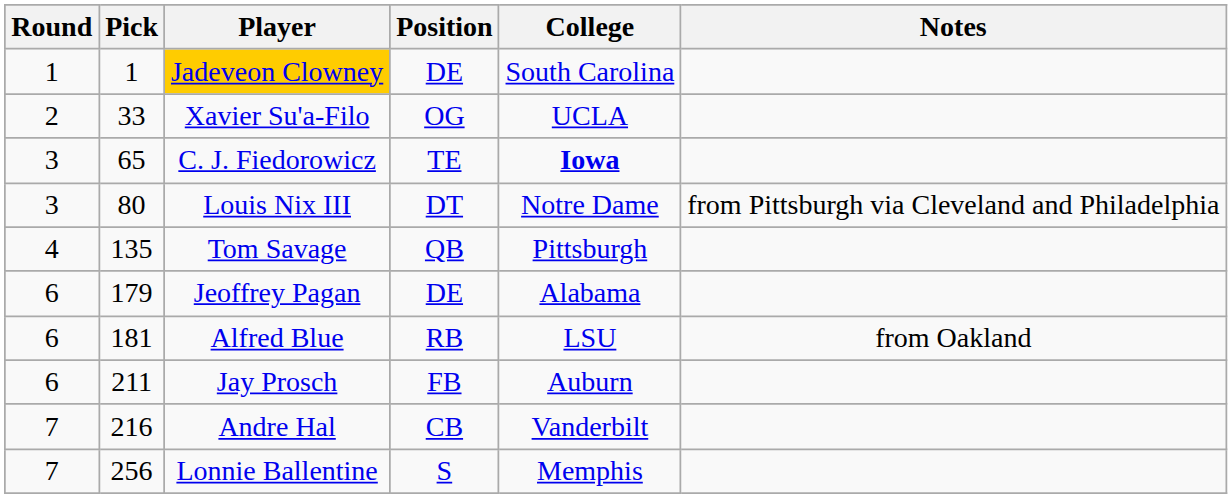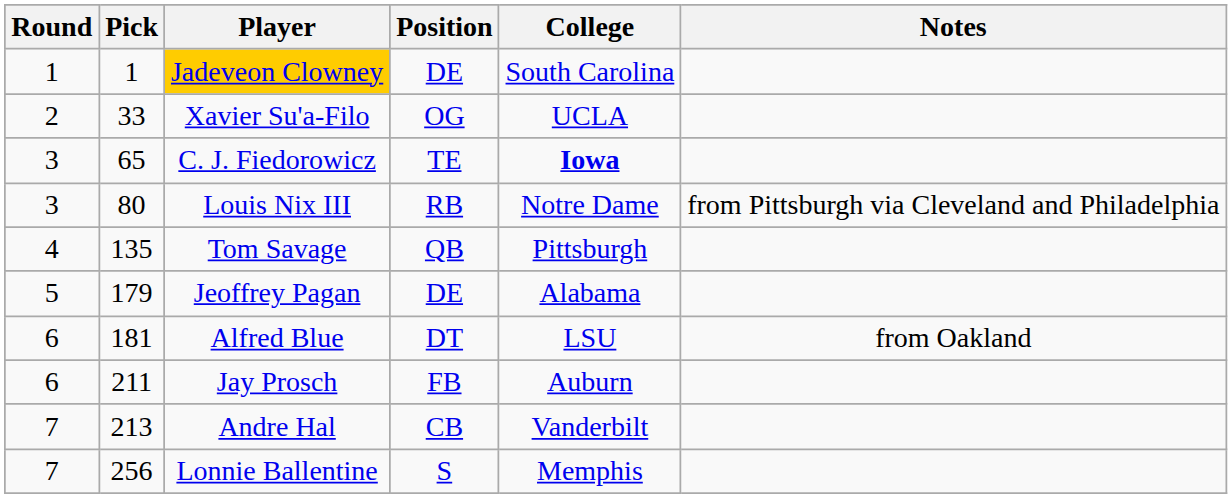(444, 204) DT -> (444, 204) RB
(52, 293) 6 -> (52, 293) 5
(444, 337) RB -> (444, 337) DT
(132, 426) 216 -> (132, 426) 213
